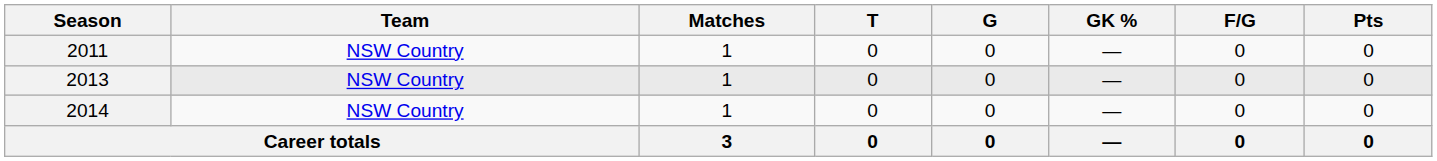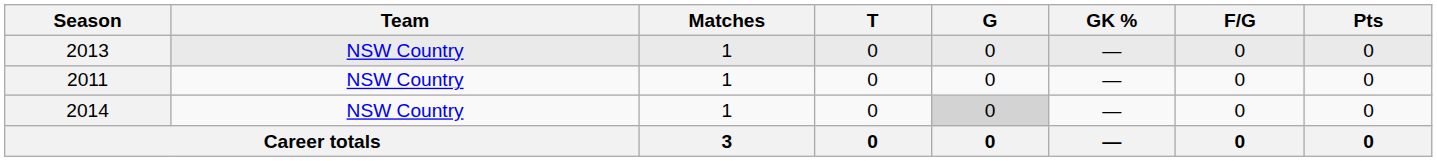rows swapped: (88, 50) <-> (88, 81)
(990, 111) no background -> (990, 111) lightgrey background
